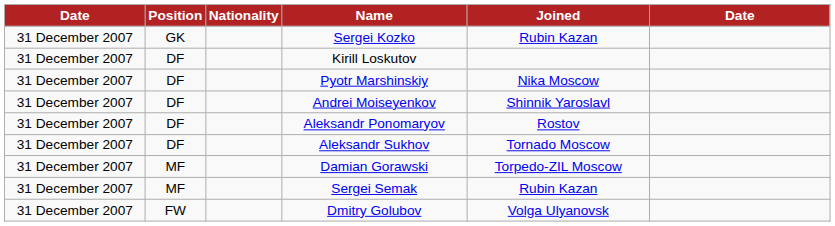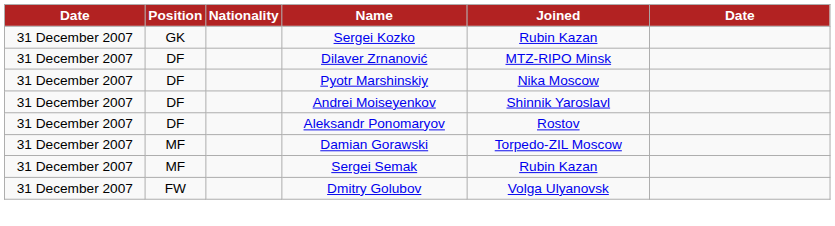+ row: (374, 59)
- row: (374, 59)
- row: (374, 145)
